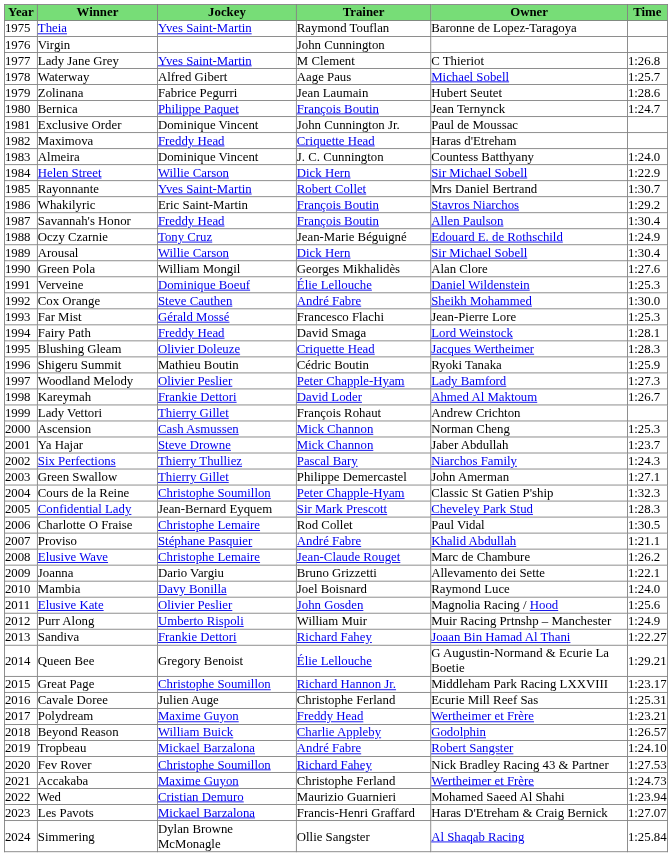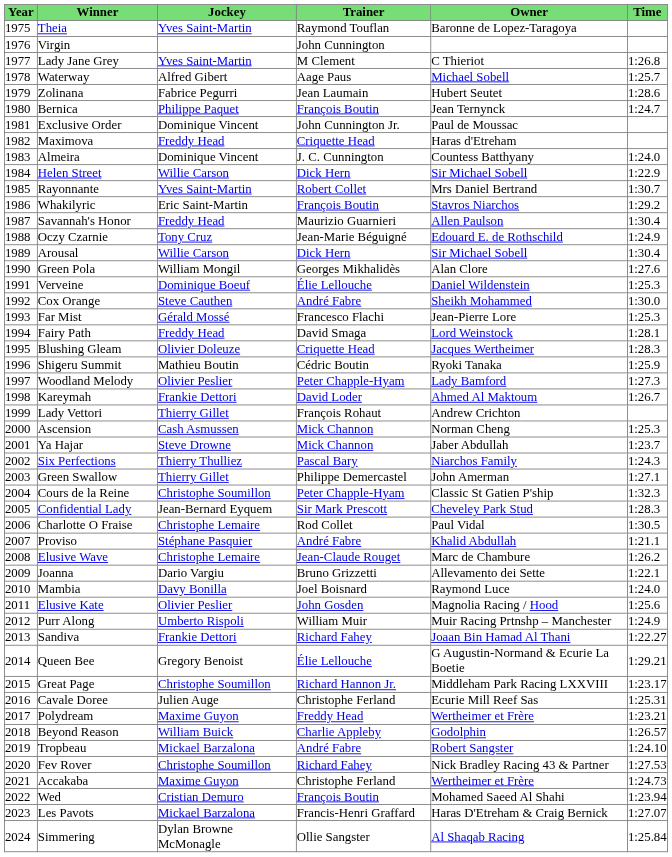(338, 220) François Boutin -> (346, 220) Maurizio Guarnieri
(346, 796) Maurizio Guarnieri -> (338, 796) François Boutin
